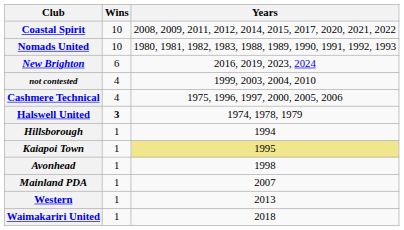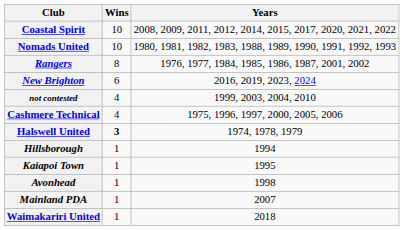+ row: (53, 64)
(265, 149) khaki background -> (265, 166) no background
- row: (53, 200)
